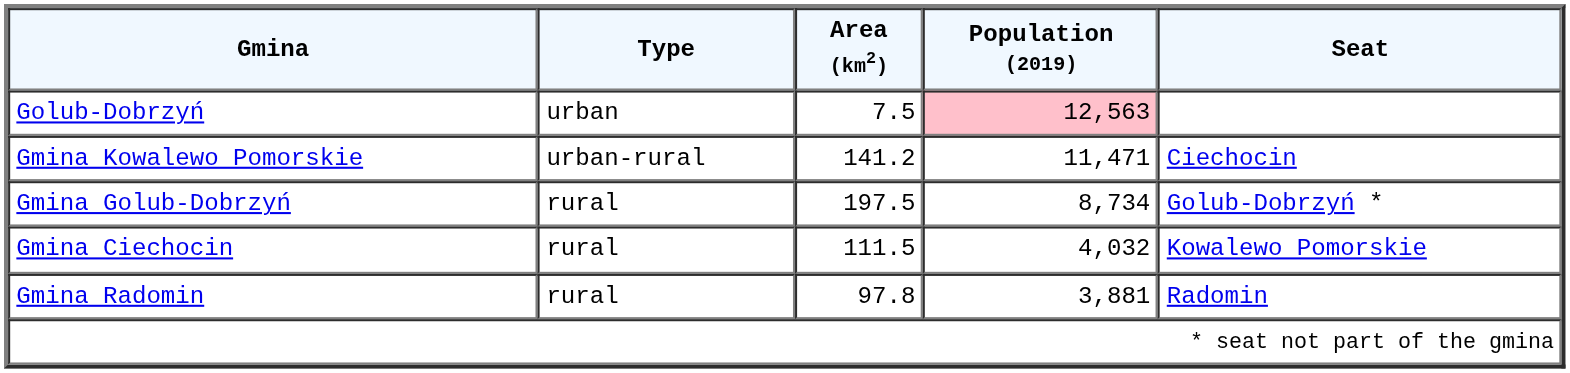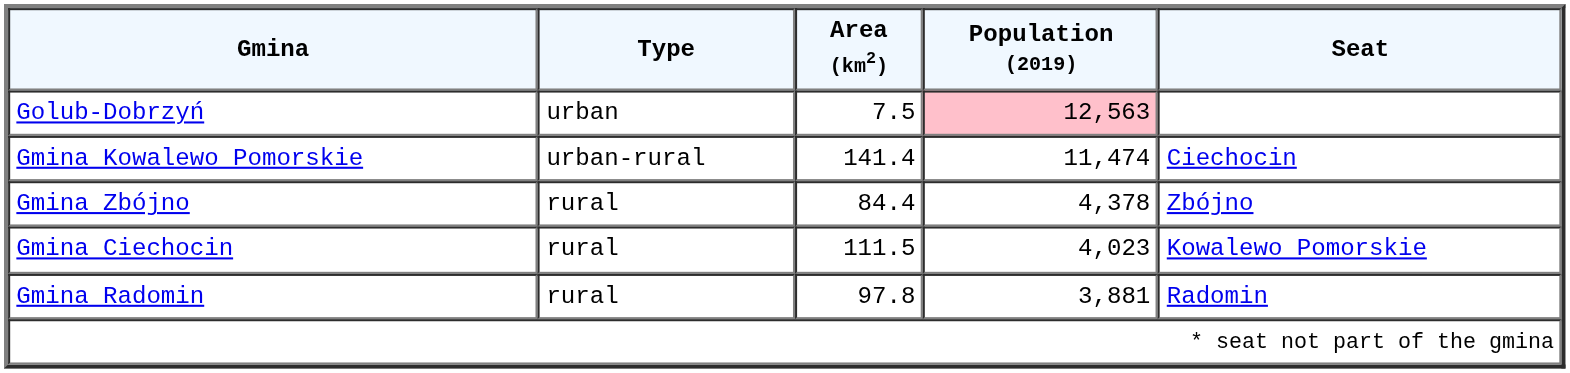(879, 159) 141.2 -> (879, 159) 141.4
(1107, 159) 11,471 -> (1107, 159) 11,474
- row: (154, 205)
+ row: (103, 205)
(1114, 250) 4,032 -> (1114, 250) 4,023
